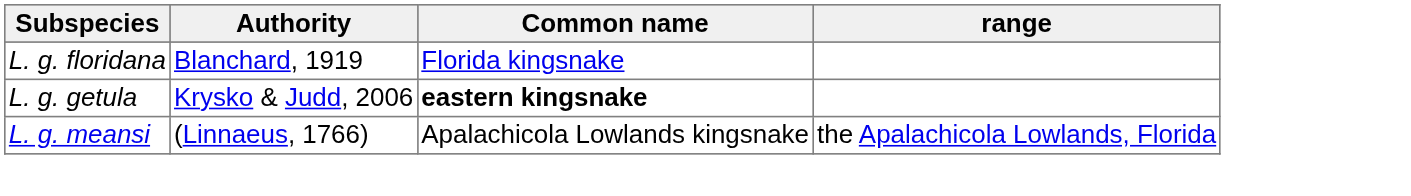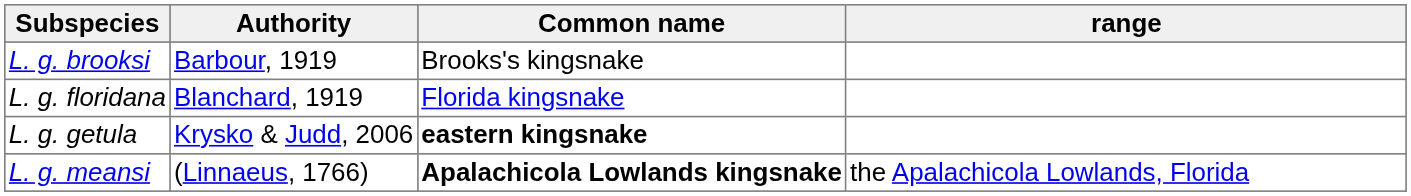+ row: (79, 60)
(615, 134) normal -> (632, 172) bold
